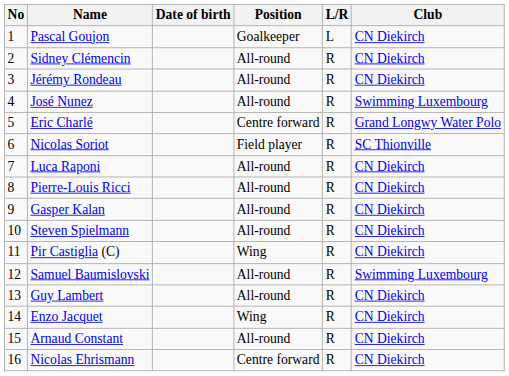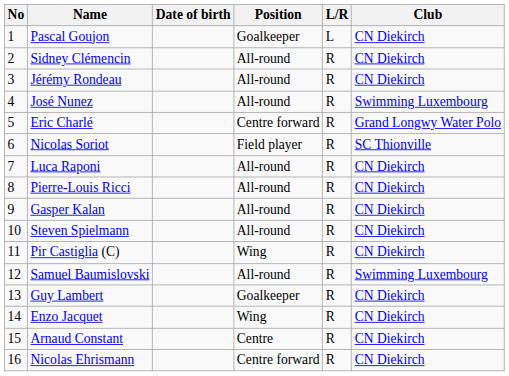(264, 295) All-round -> (268, 295) Goalkeeper
(264, 338) All-round -> (255, 338) Centre
